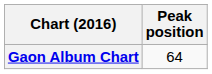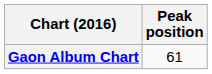(175, 56) 64 -> (175, 56) 61
